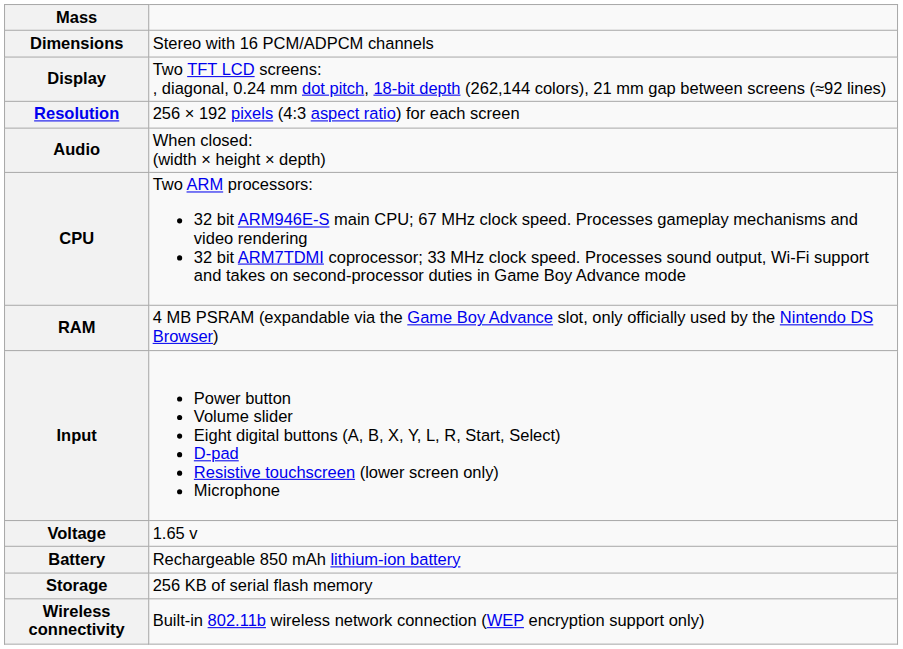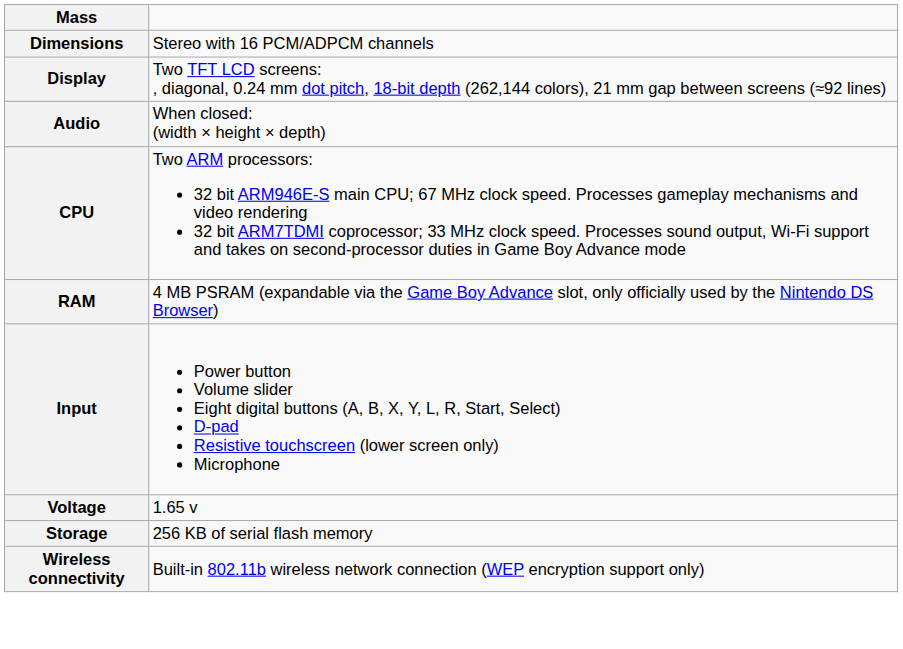- row: (77, 114)
- row: (77, 559)
